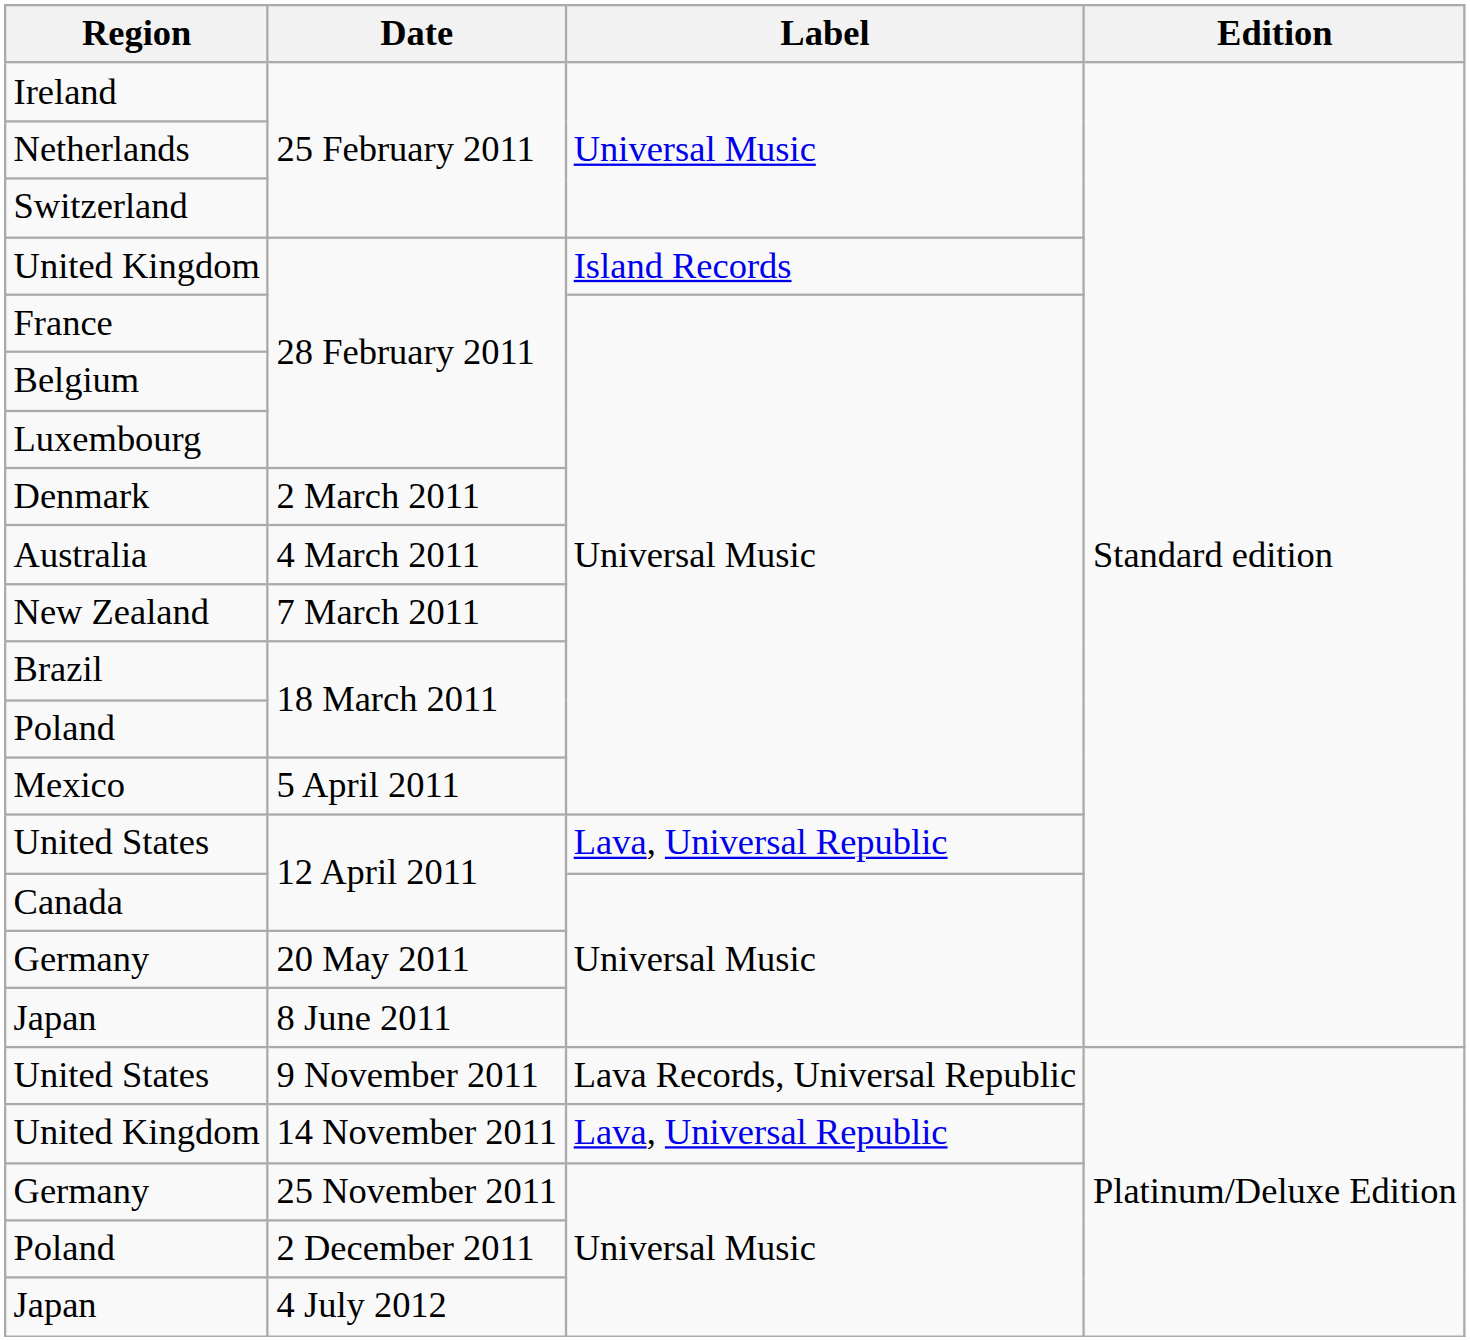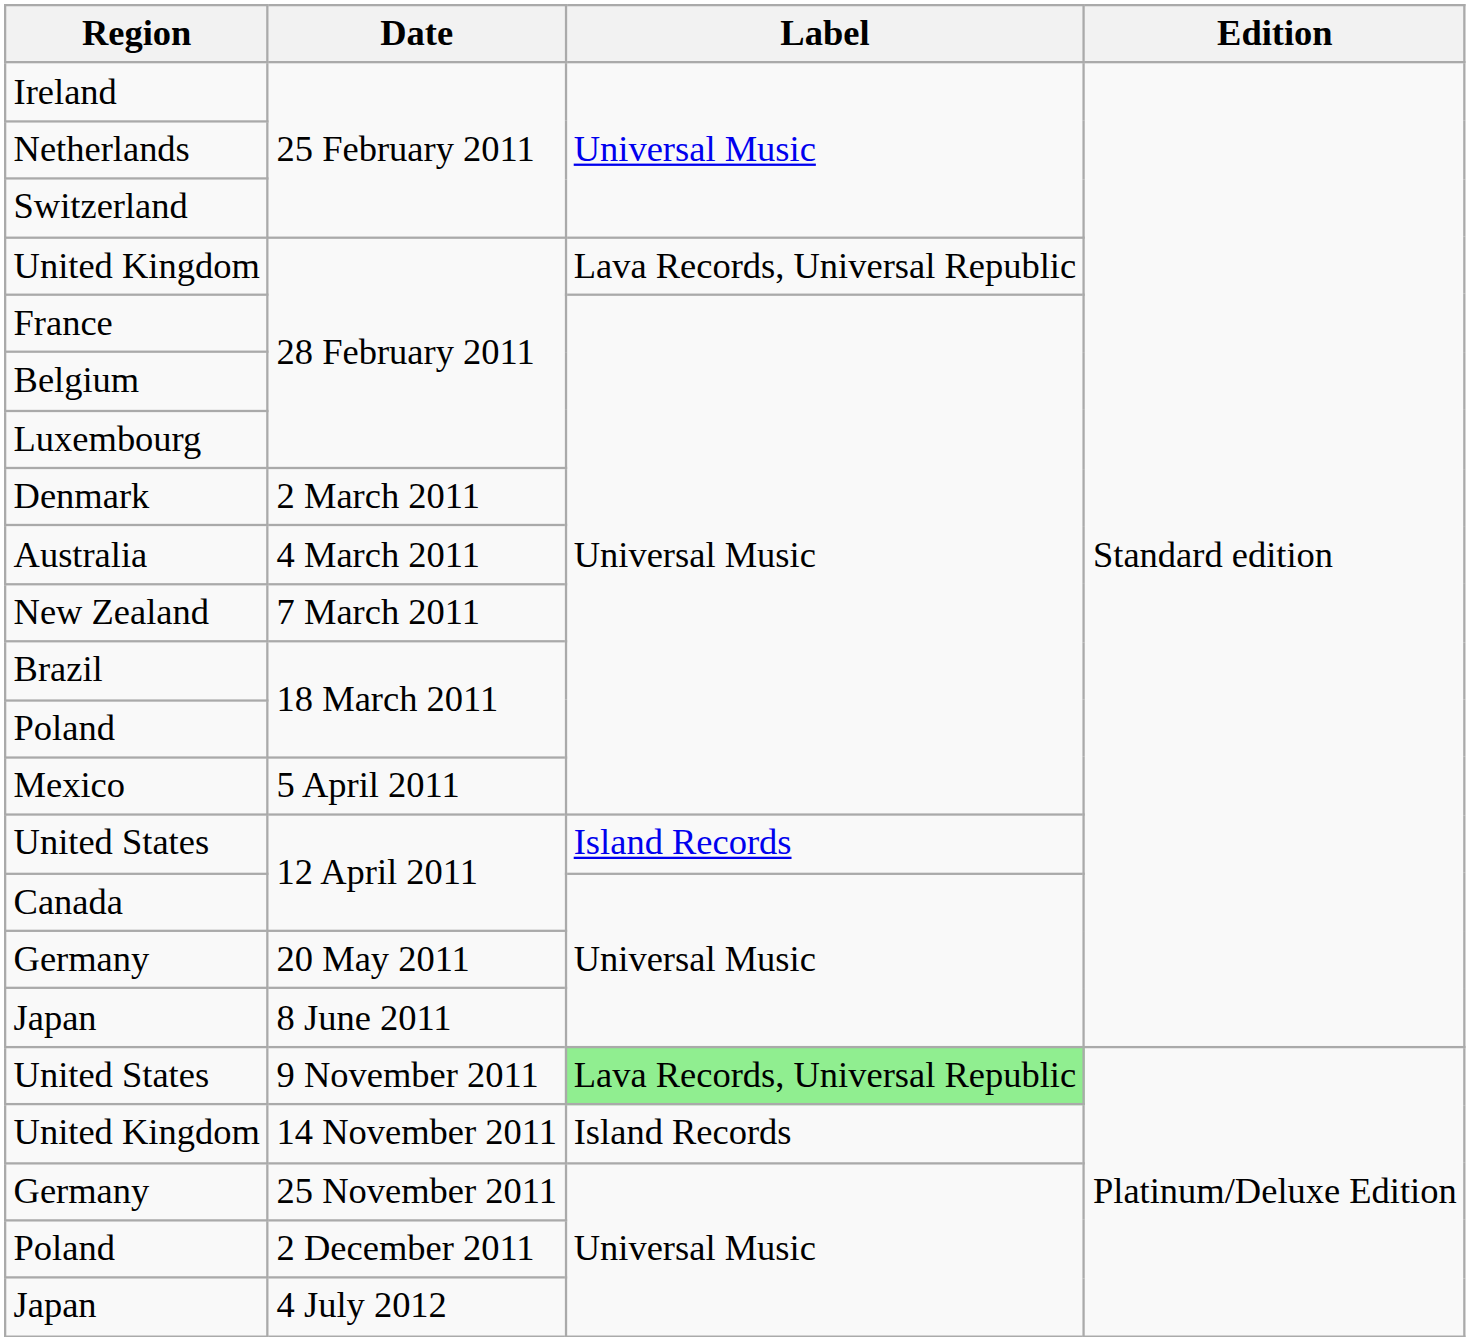(683, 264) Island Records -> (825, 264) Lava Records, Universal Republic
(761, 843) Lava, Universal Republic -> (683, 843) Island Records
(825, 1074) no background -> (825, 1074) lightgreen background
(761, 1132) Lava, Universal Republic -> (683, 1132) Island Records
